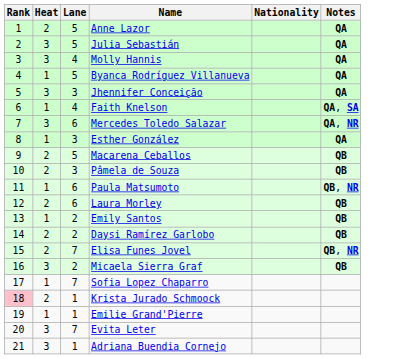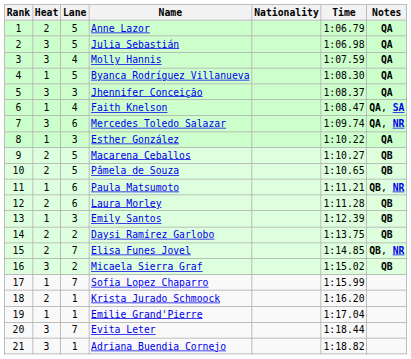+ column: (344, 12)
(75, 171) 3 -> (75, 171) 5
(75, 219) 2 -> (75, 219) 3
(18, 298) pink background -> (18, 298) no background
